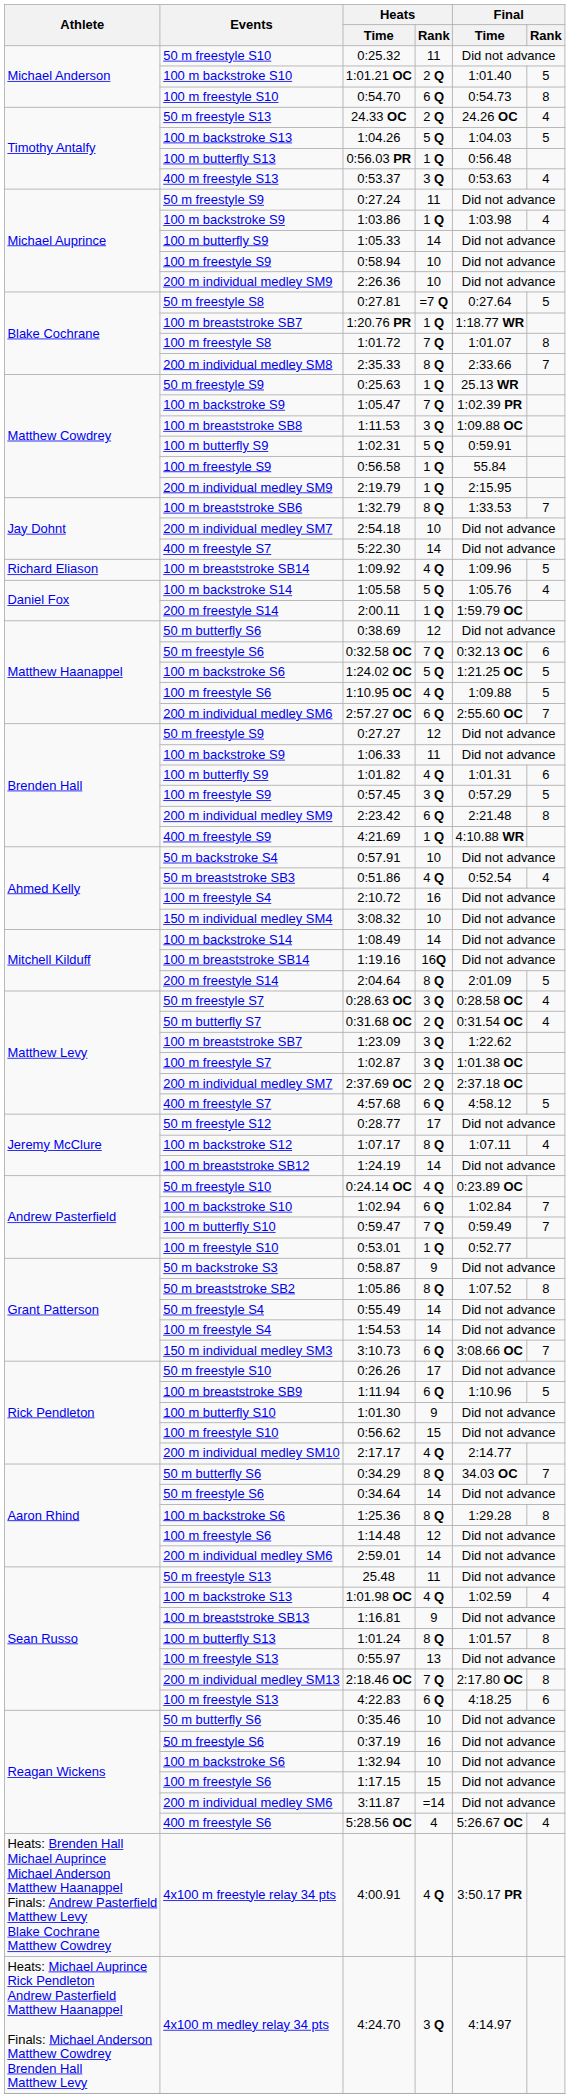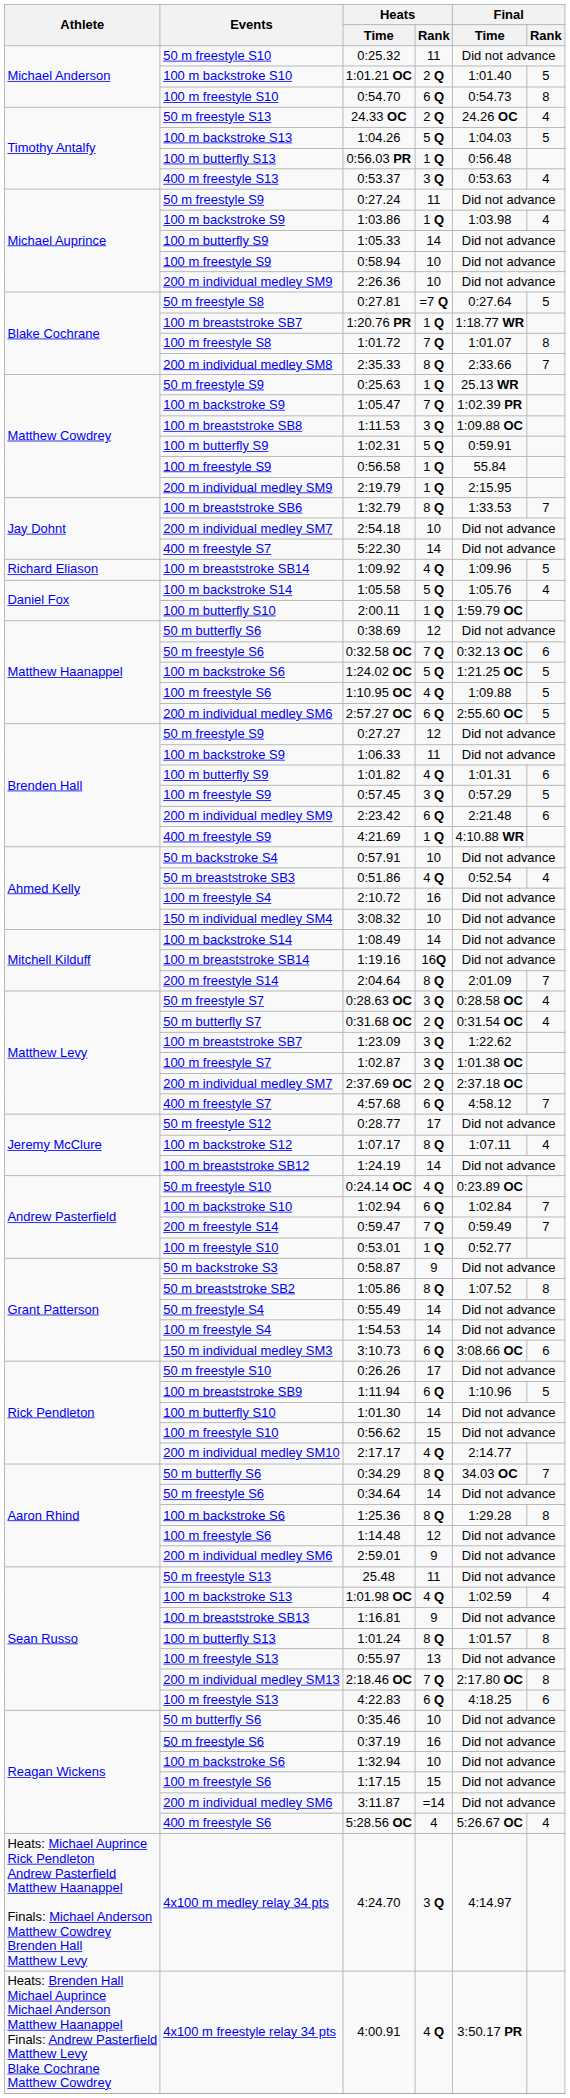(221, 610) 200 m freestyle S14 -> (219, 610) 100 m butterfly S10
(546, 713) 7 -> (546, 713) 5
(546, 816) 8 -> (546, 816) 6
(546, 980) 5 -> (546, 980) 7
(546, 1104) 5 -> (546, 1104) 7
(219, 1227) 100 m butterfly S10 -> (221, 1227) 200 m freestyle S14
(546, 1350) 7 -> (546, 1350) 6
(434, 1412) 9 -> (434, 1412) 14
(434, 1556) 14 -> (434, 1556) 9
rows swapped: (379, 1895) <-> (379, 2024)
